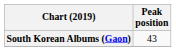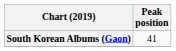(152, 38) 43 -> (152, 38) 41
